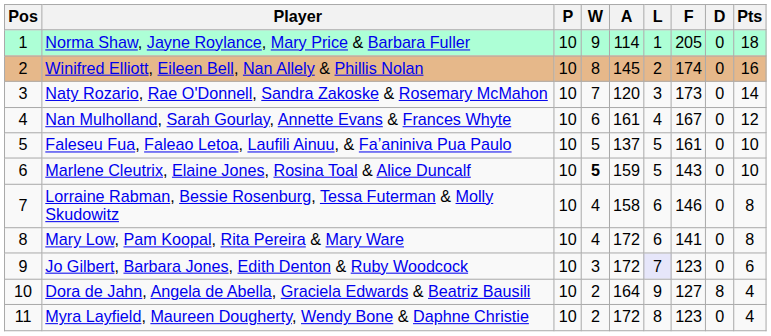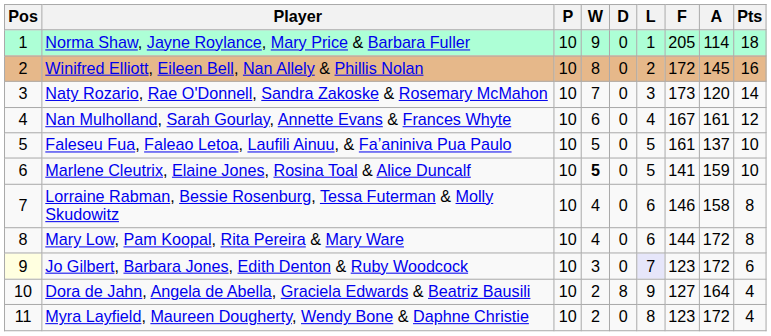columns swapped: (720, 17) <-> (627, 17)
(689, 68) 174 -> (682, 68) 172
(689, 171) 143 -> (682, 171) 141
(689, 240) 141 -> (682, 240) 144
(23, 266) no background -> (23, 266) lightyellow background
